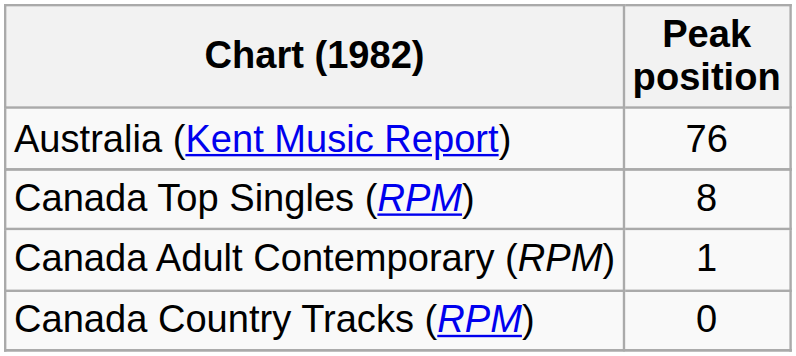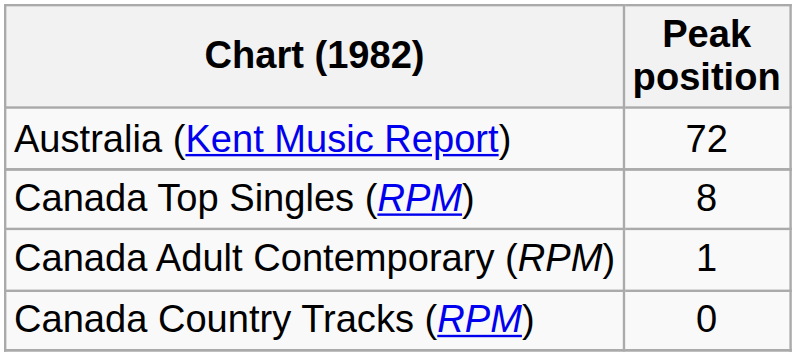(707, 137) 76 -> (707, 137) 72
